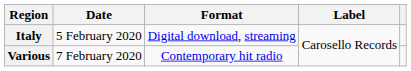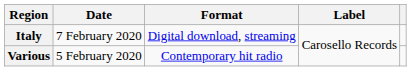(99, 35) 5 February 2020 -> (99, 35) 7 February 2020
(99, 55) 7 February 2020 -> (99, 55) 5 February 2020
